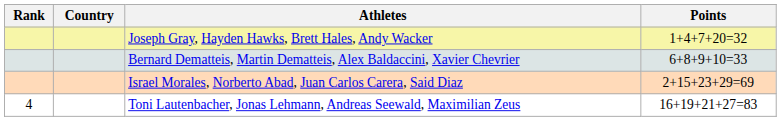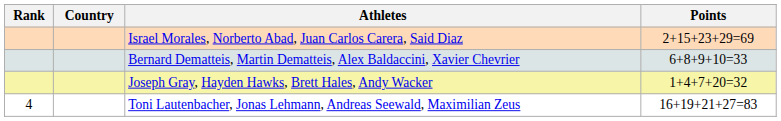rows swapped: (280, 38) <-> (296, 83)
